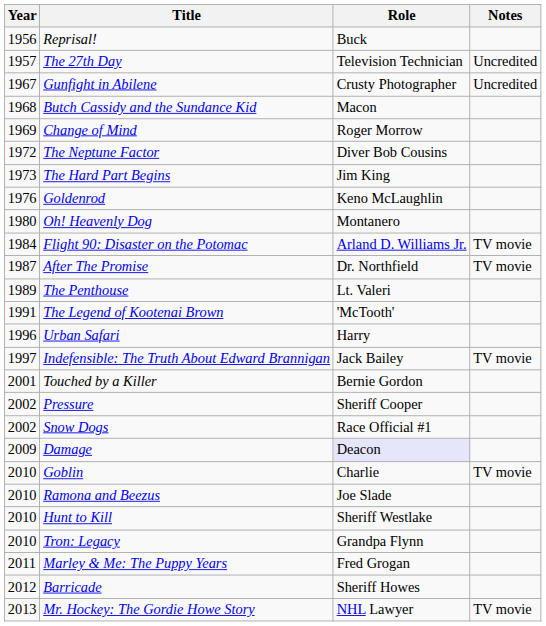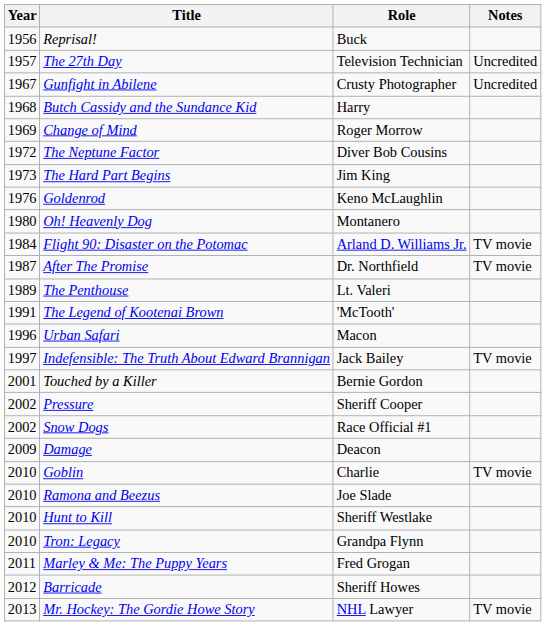(357, 107) Macon -> (353, 107) Harry
(353, 335) Harry -> (357, 335) Macon
(359, 449) lavender background -> (359, 449) no background
